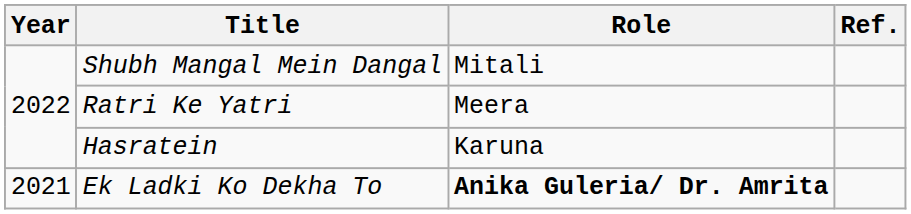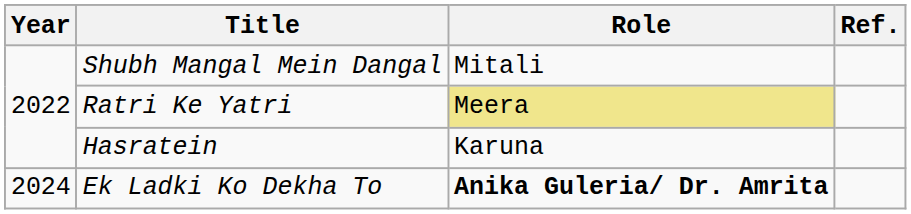(492, 107) no background -> (492, 107) khaki background
(41, 188) 2021 -> (41, 188) 2024
